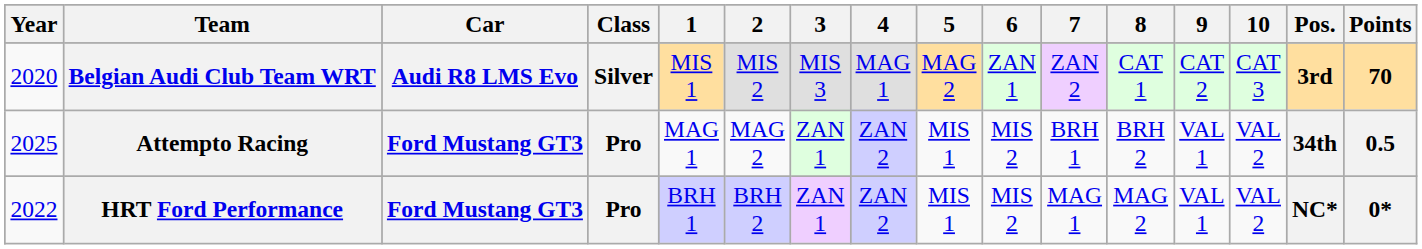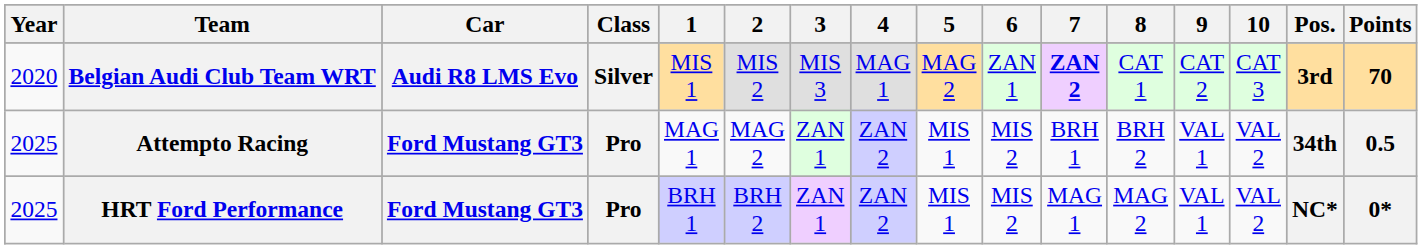(1075, 76) normal -> (1075, 76) bold
(34, 209) 2022 -> (34, 209) 2025
